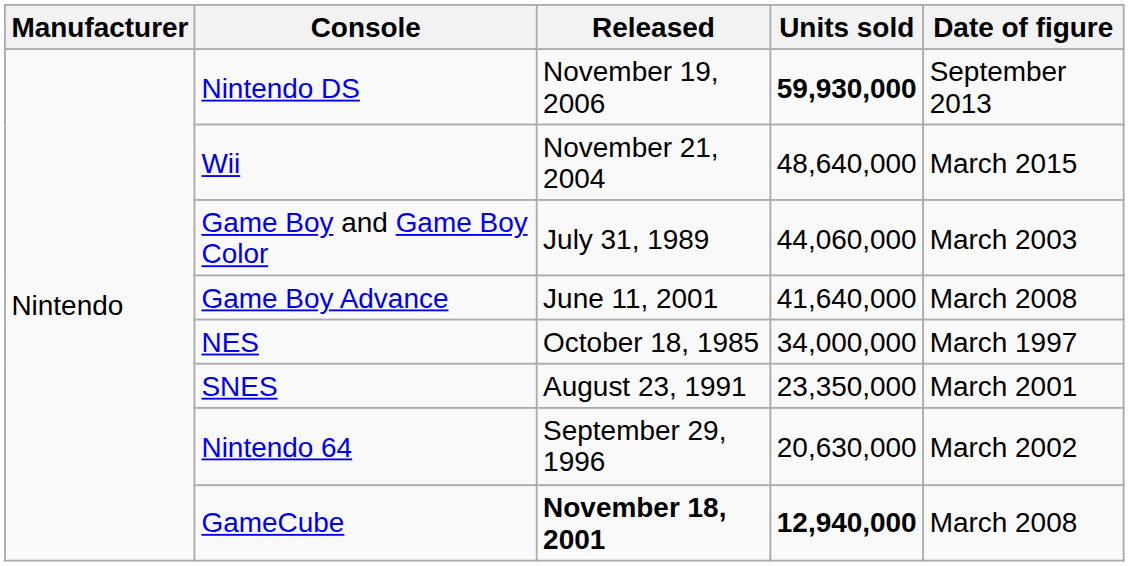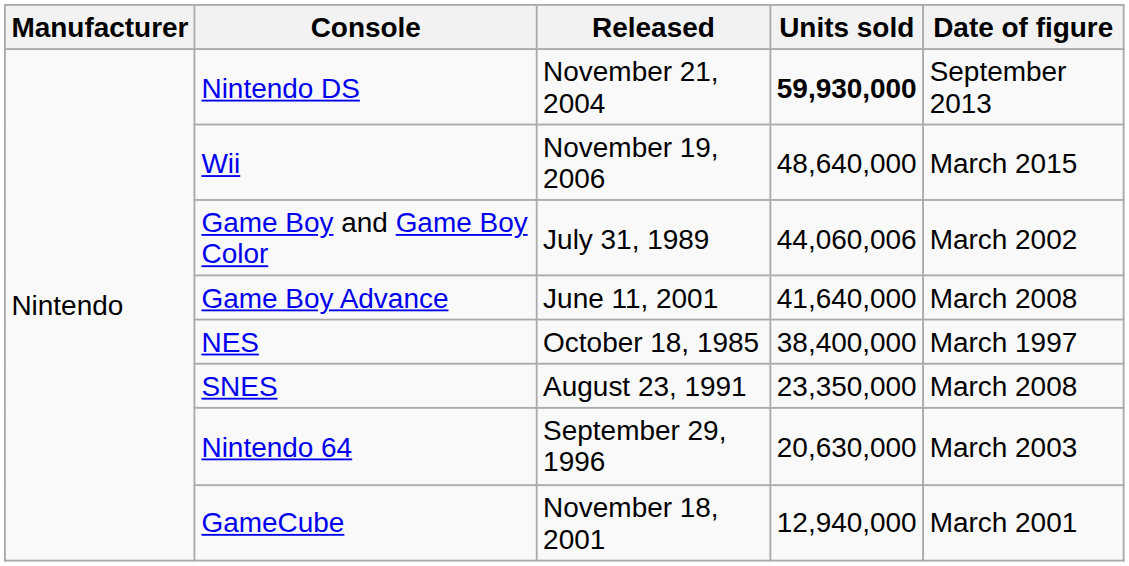(631, 87) November 19, 2006 -> (631, 87) November 21, 2004
(631, 163) November 21, 2004 -> (631, 163) November 19, 2006
(847, 238) 44,060,000 -> (847, 238) 44,060,006
(1003, 238) March 2003 -> (1003, 238) March 2002
(847, 342) 34,000,000 -> (847, 342) 38,400,000
(1003, 387) March 2001 -> (1003, 387) March 2008
(1003, 447) March 2002 -> (1003, 447) March 2003
(635, 522) bold -> (631, 522) normal
(847, 522) bold -> (847, 522) normal
(1003, 522) March 2008 -> (1003, 522) March 2001
